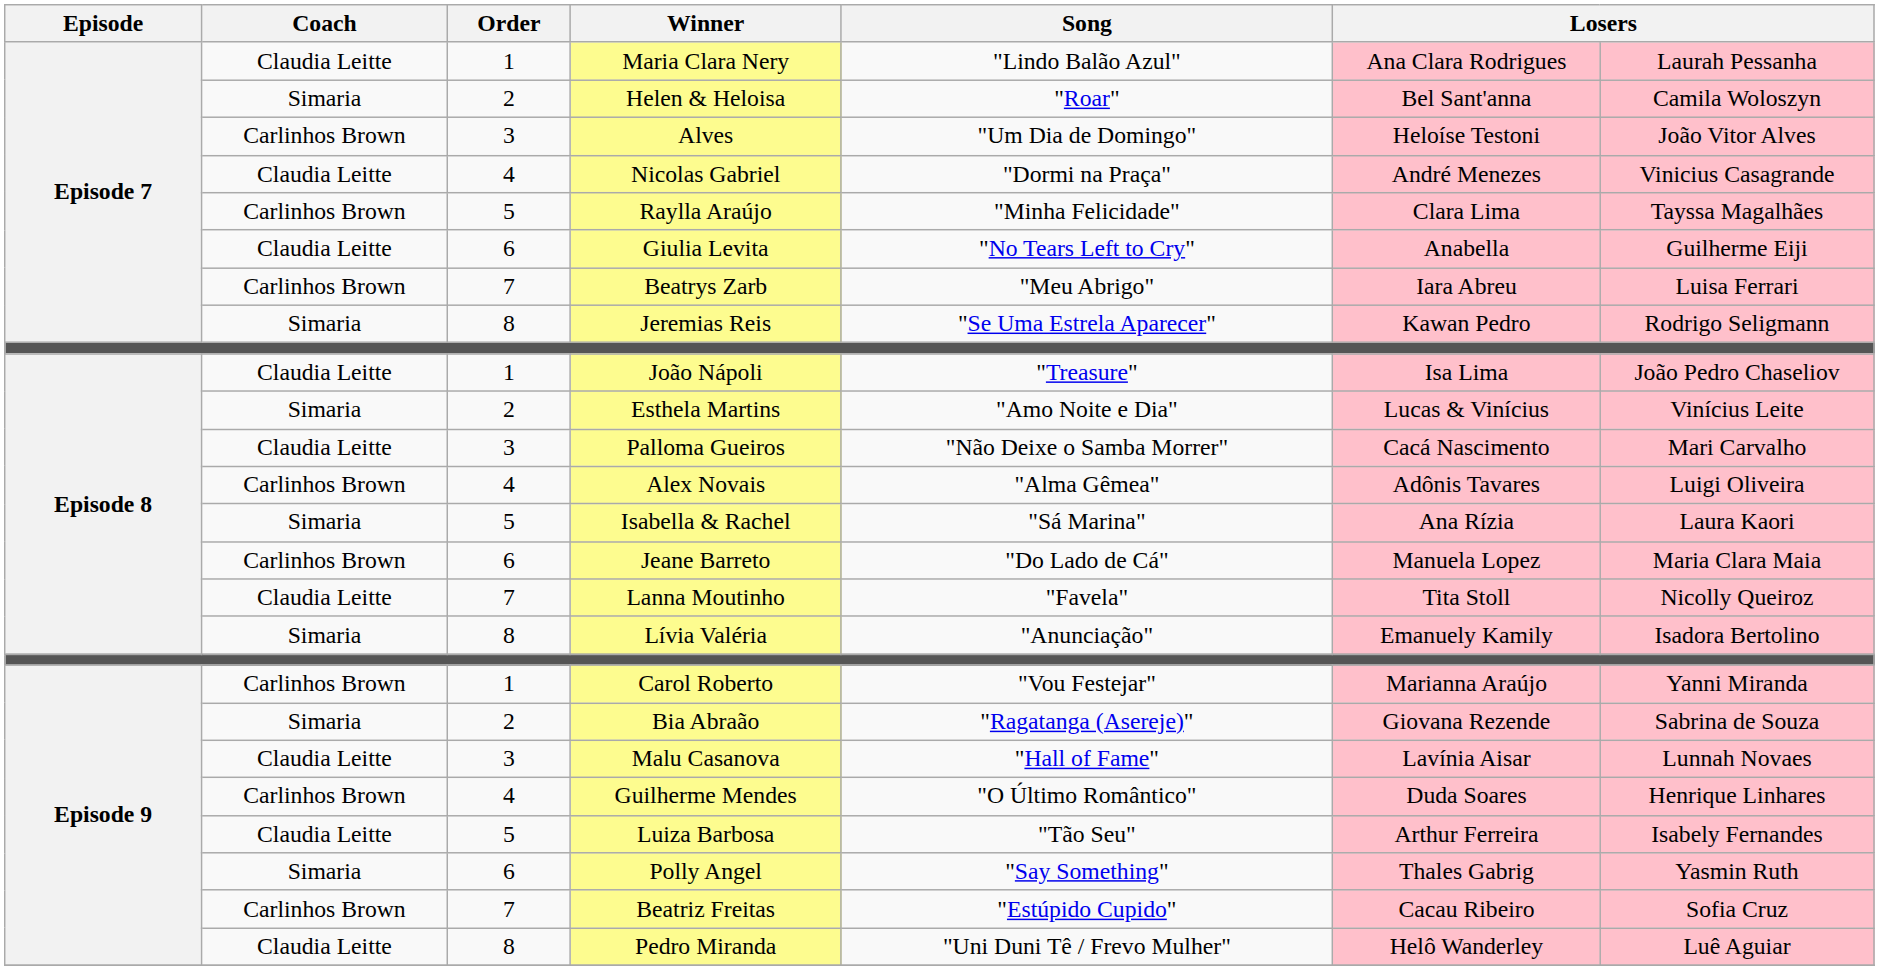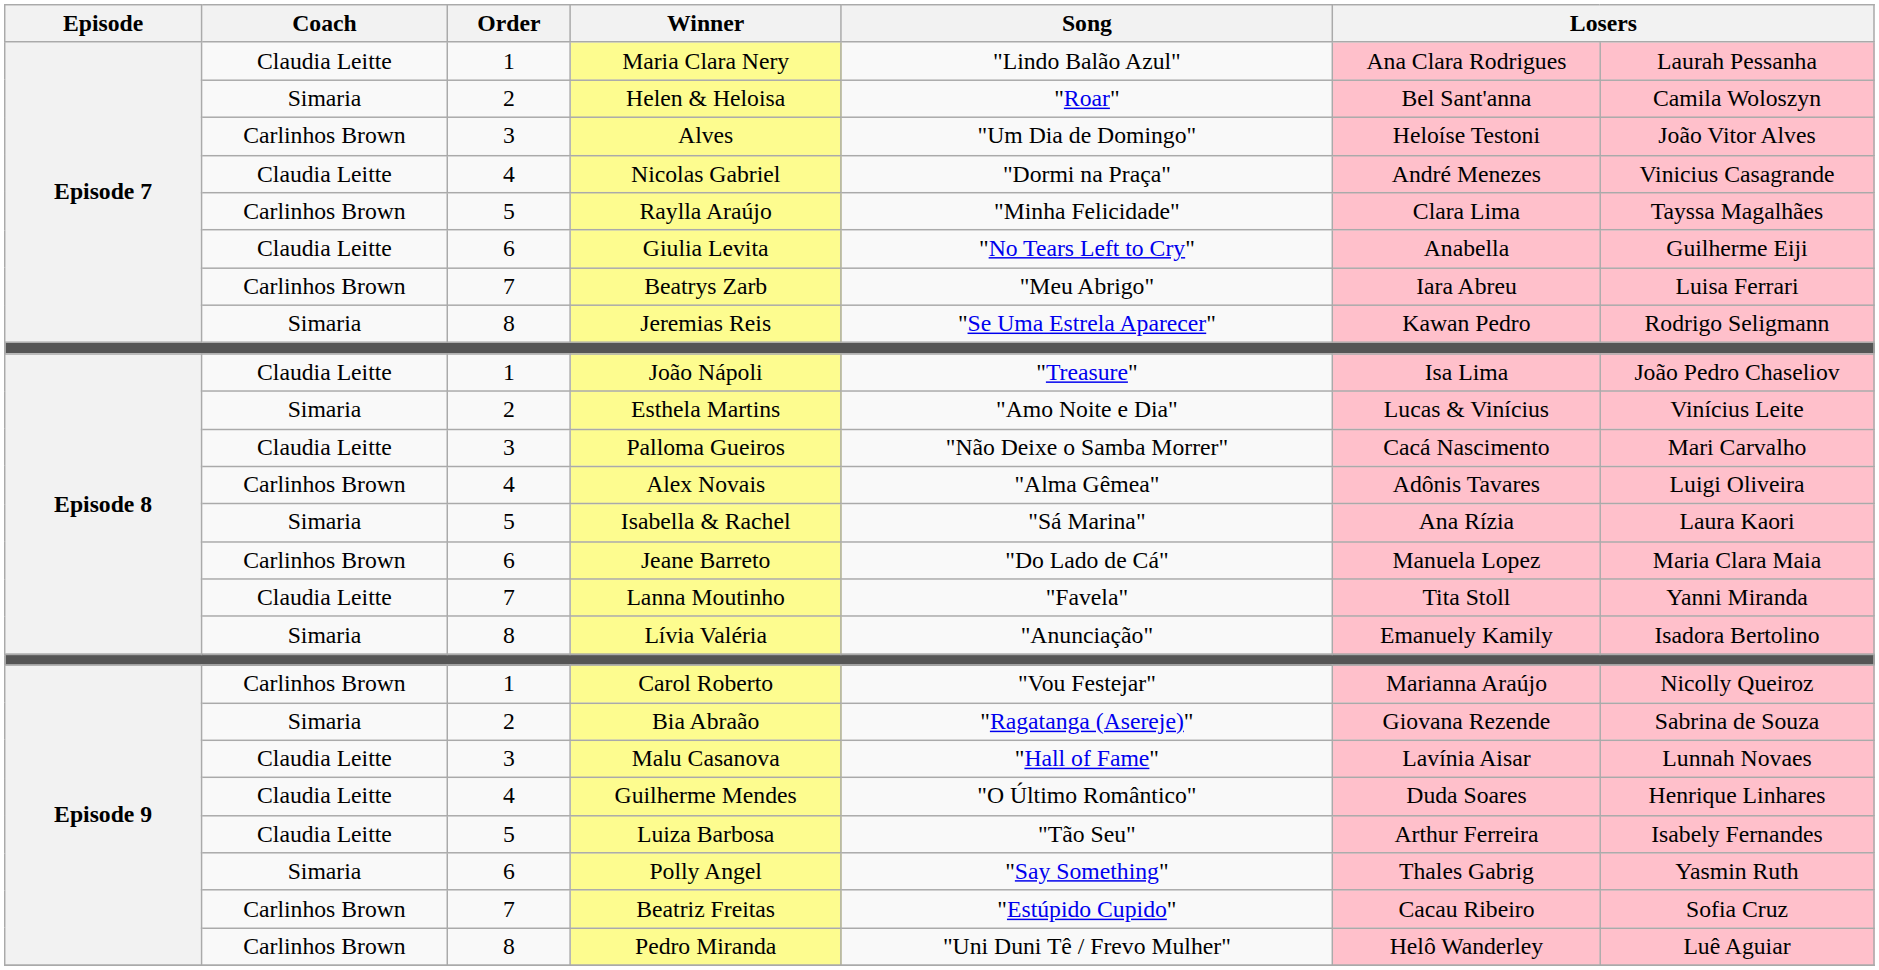(1737, 597) Nicolly Queiroz -> (1737, 597) Yanni Miranda
(1737, 683) Yanni Miranda -> (1737, 683) Nicolly Queiroz
(324, 796) Carlinhos Brown -> (324, 796) Claudia Leitte
(324, 946) Claudia Leitte -> (324, 946) Carlinhos Brown
